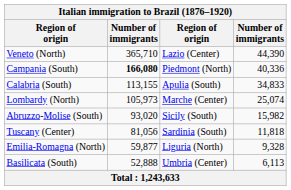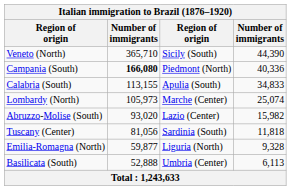(191, 54) Lazio (Center) -> (189, 54) Sicily (South)
(189, 116) Sicily (South) -> (191, 116) Lazio (Center)
